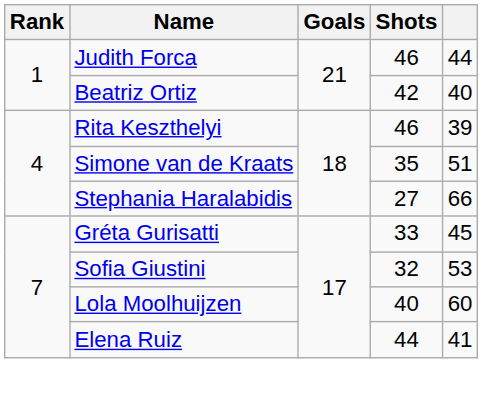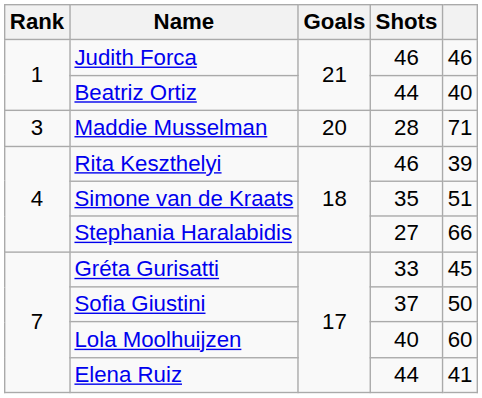(460, 57) 44 -> (460, 57) 46
(406, 92) 42 -> (406, 92) 44
+ row: (171, 127)
(406, 269) 32 -> (406, 304) 37
(460, 269) 53 -> (460, 304) 50
